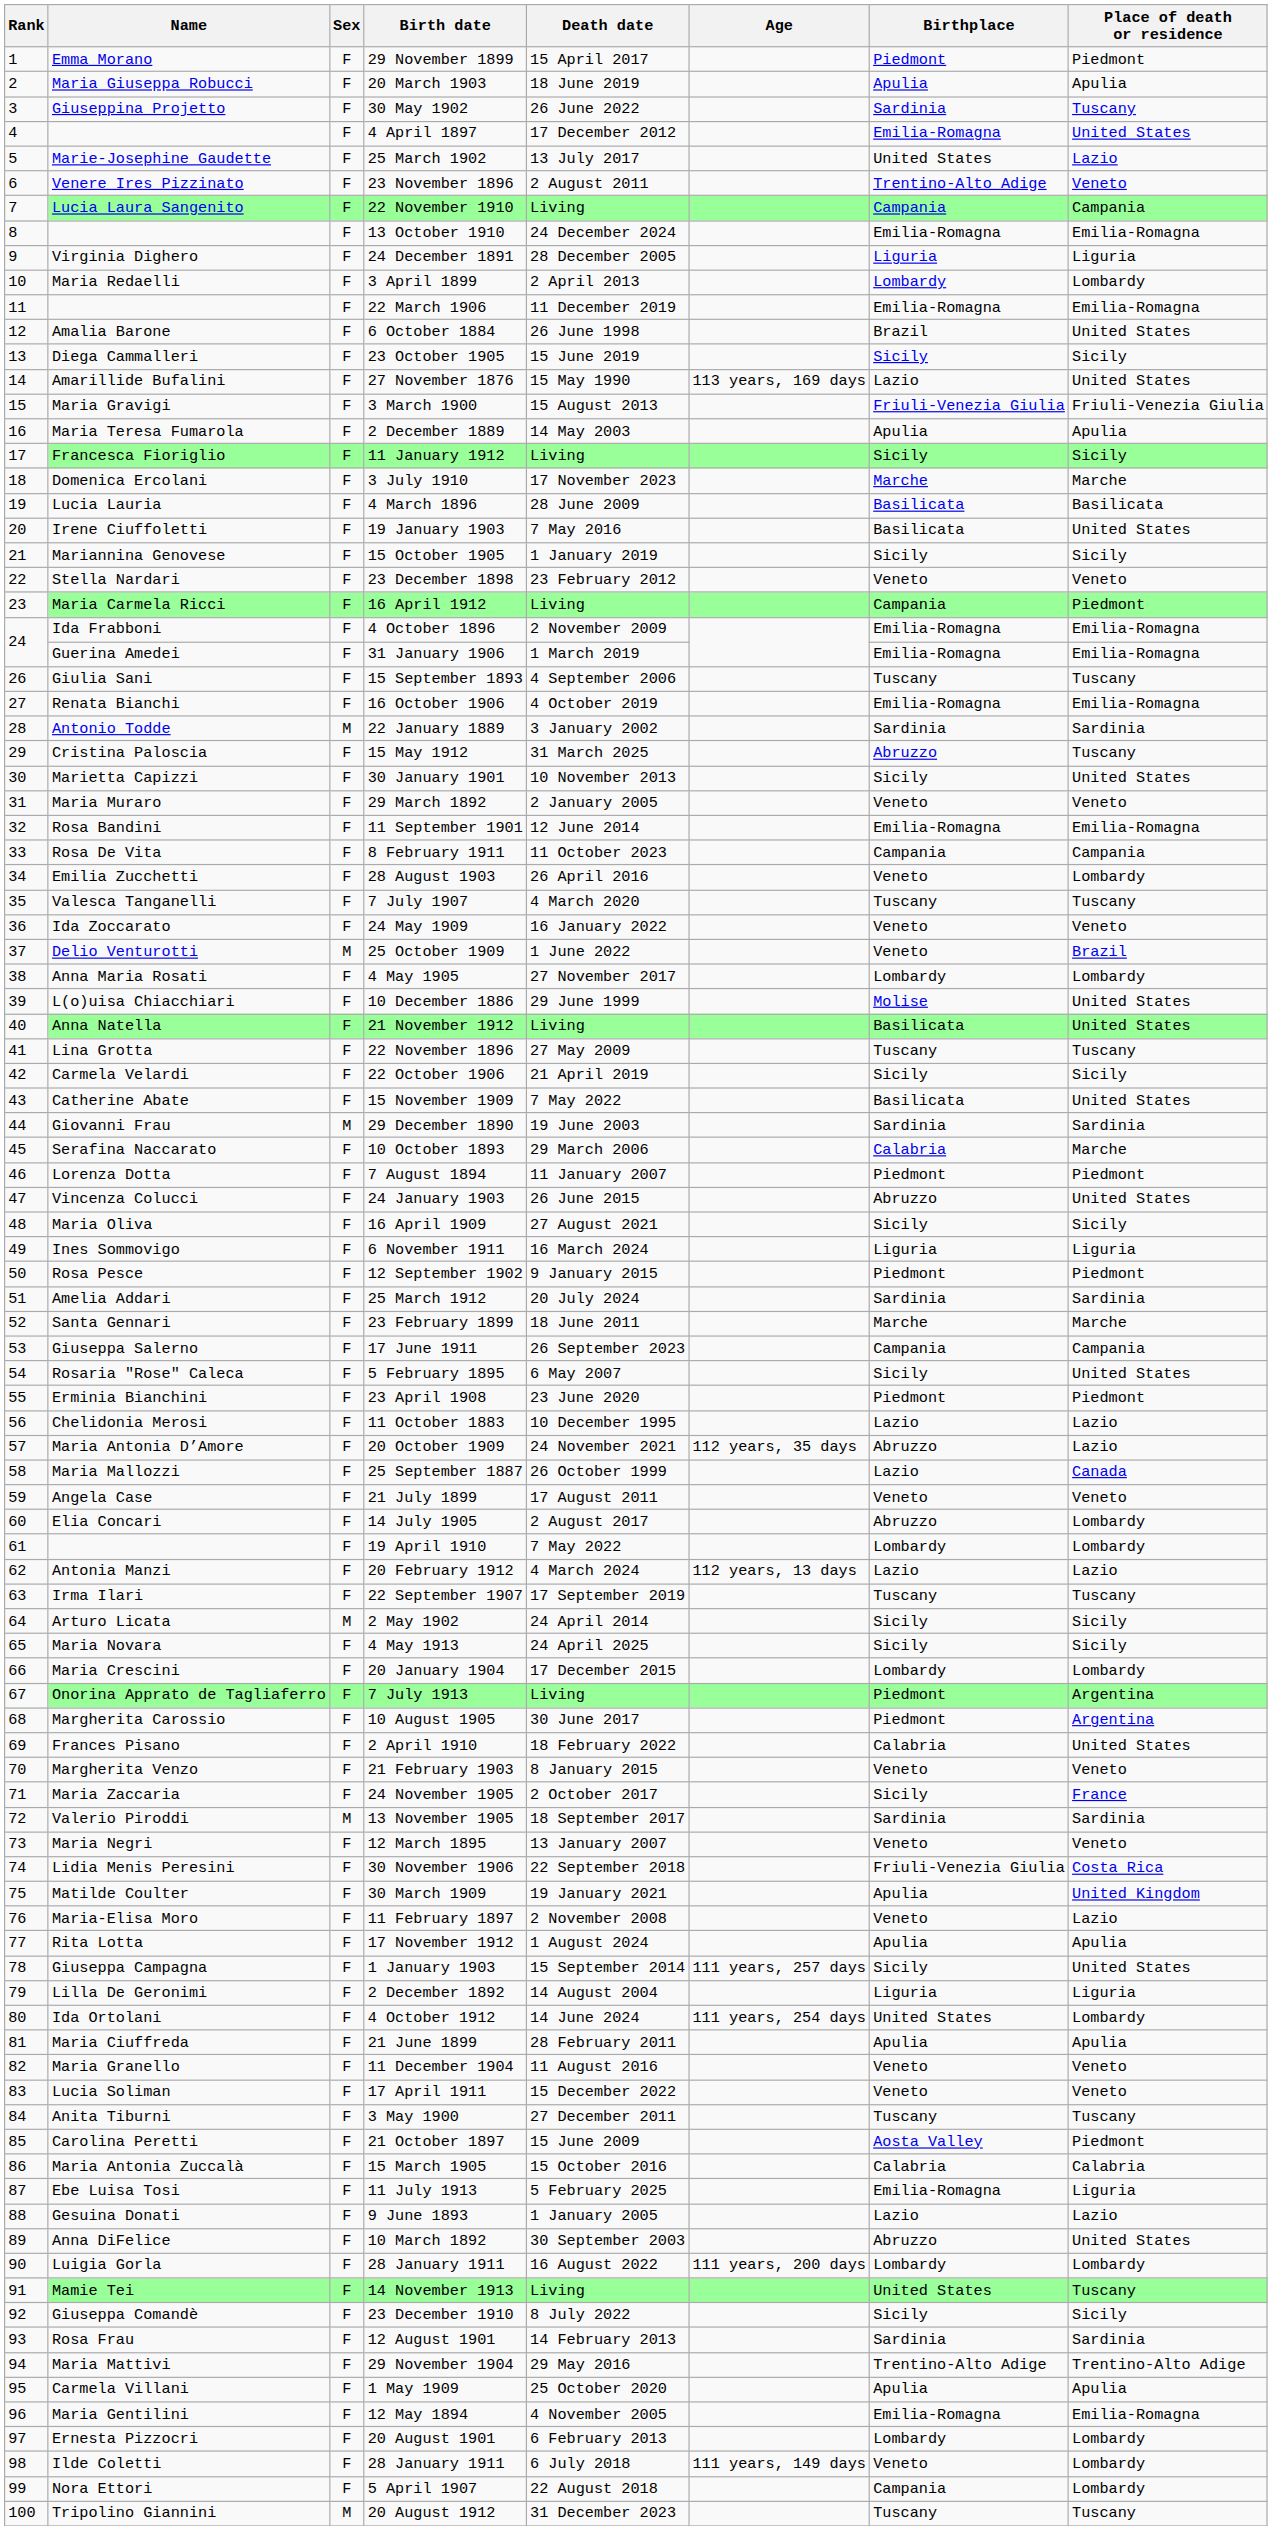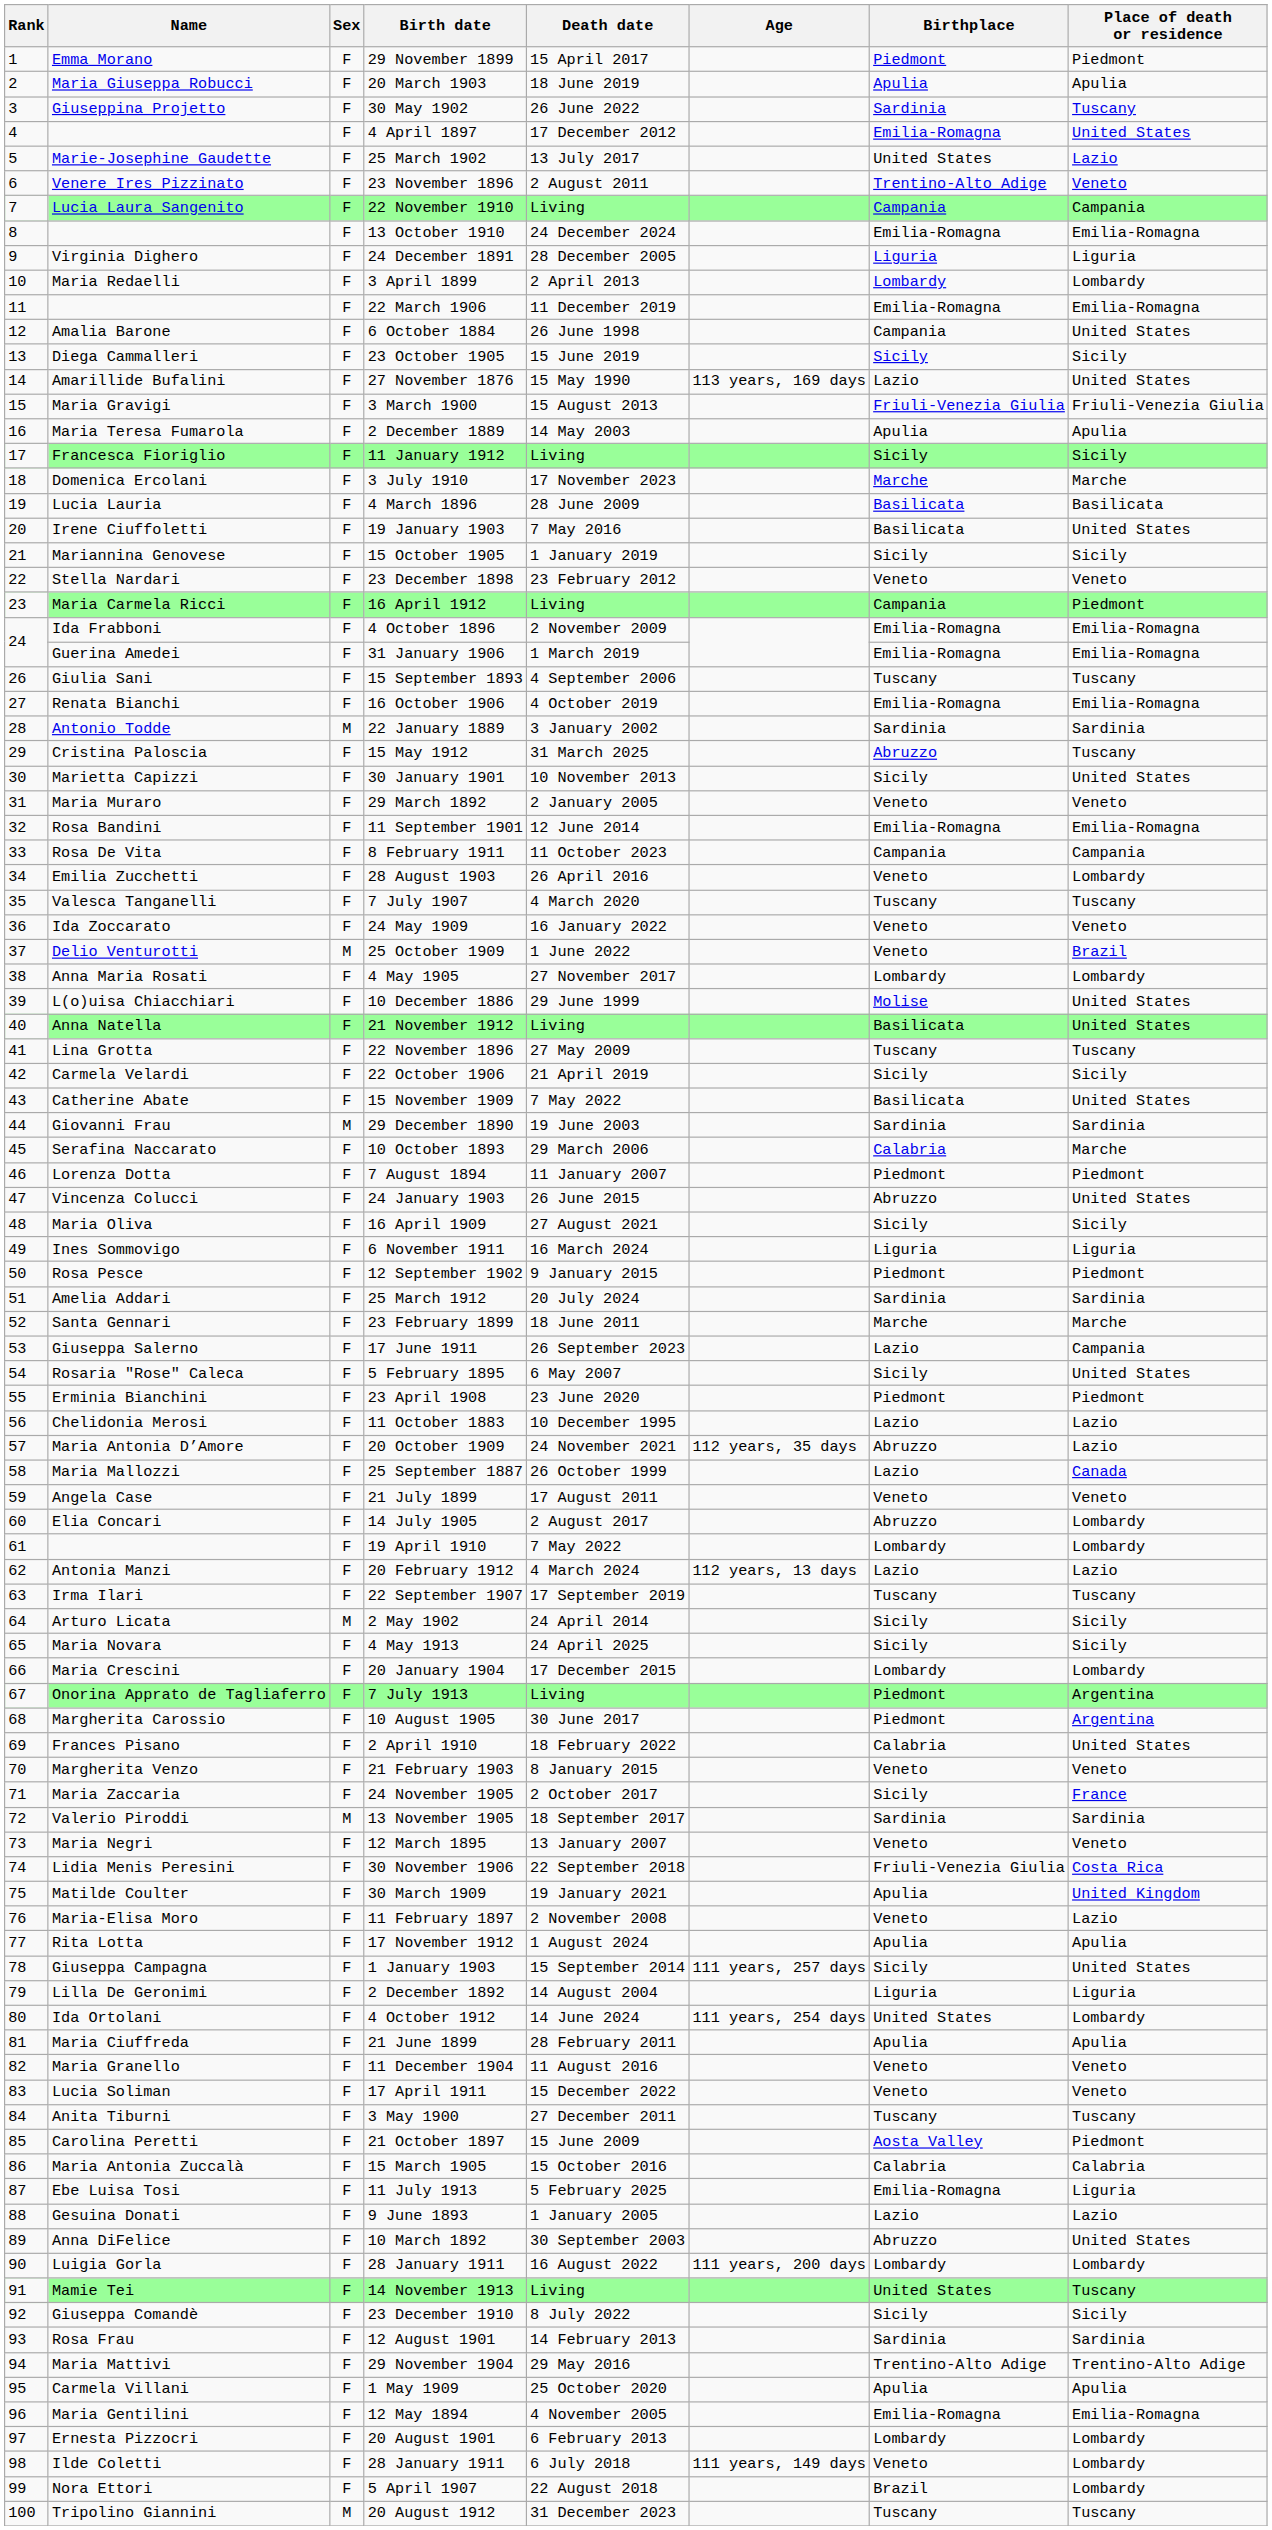(901, 332) Brazil -> (910, 332) Campania
(910, 1348) Campania -> (896, 1348) Lazio
(910, 2489) Campania -> (901, 2489) Brazil
